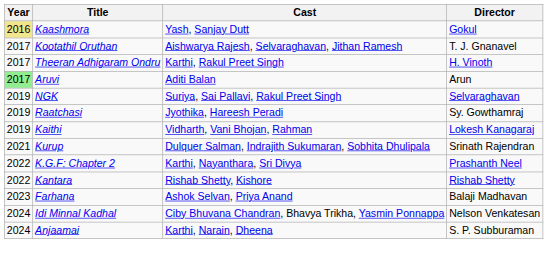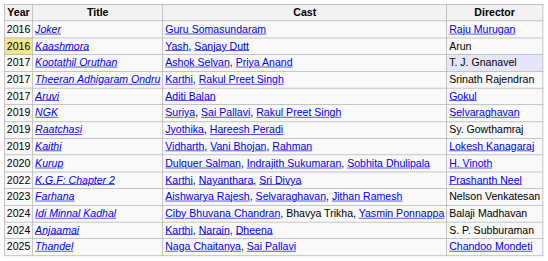+ row: (48, 29)
(463, 29) Gokul -> (460, 46) Arun
(284, 46) Aishwarya Rajesh, Selvaraghavan, Jithan Ramesh -> (229, 63) Ashok Selvan, Priya Anand
(483, 46) no background -> (483, 63) lavender background
(471, 63) H. Vinoth -> (492, 79) Srinath Rajendran
(19, 79) lightgreen background -> (19, 96) no background
(460, 79) Arun -> (463, 96) Gokul
(19, 146) 2021 -> (19, 163) 2020
(492, 146) Srinath Rajendran -> (471, 163) H. Vinoth
- row: (54, 180)
(229, 197) Ashok Selvan, Priya Anand -> (284, 197) Aishwarya Rajesh, Selvaraghavan, Jithan Ramesh
(488, 197) Balaji Madhavan -> (495, 197) Nelson Venkatesan
(495, 213) Nelson Venkatesan -> (488, 213) Balaji Madhavan
+ row: (54, 247)
